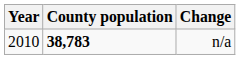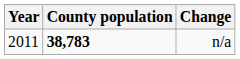(24, 41) 2010 -> (23, 41) 2011
